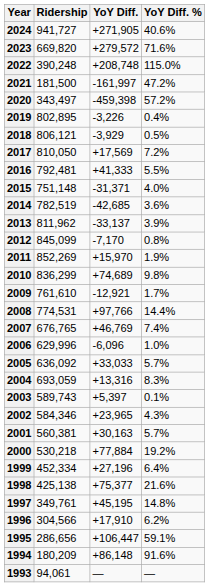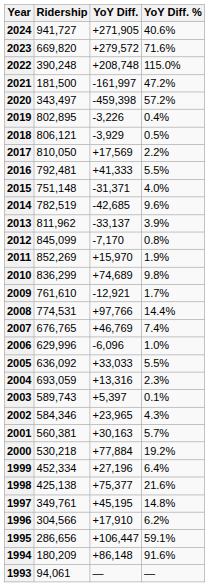(157, 153) 7.2% -> (157, 153) 2.2%
(157, 205) 3.6% -> (157, 205) 9.6%
(157, 363) 5.7% -> (157, 363) 5.5%
(157, 380) 8.3% -> (157, 380) 2.3%
